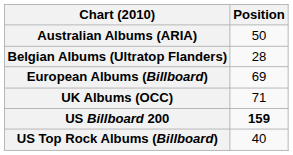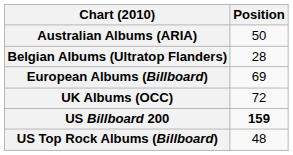(259, 98) 71 -> (259, 98) 72
(259, 139) 40 -> (259, 139) 48
